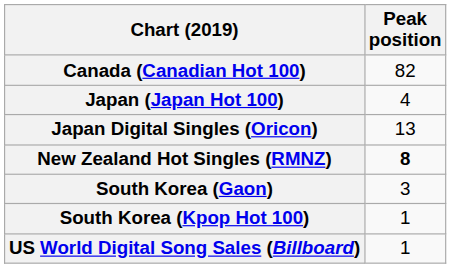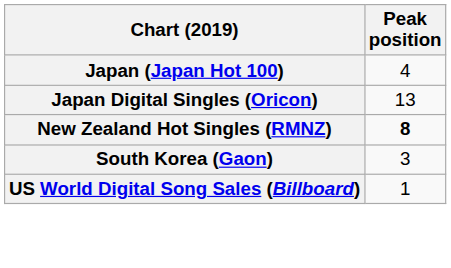- row: (184, 70)
- row: (185, 218)
